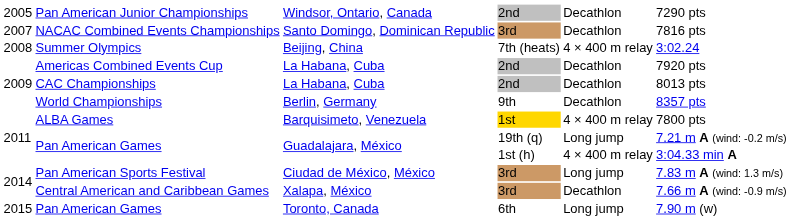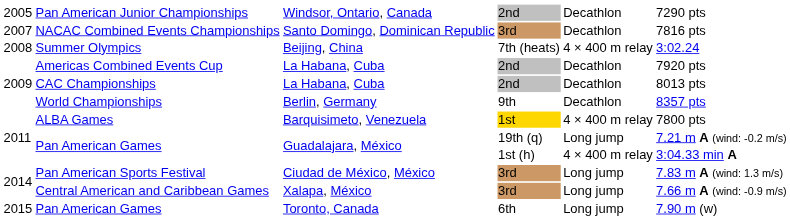(592, 191) Decathlon -> (593, 191) Long jump
